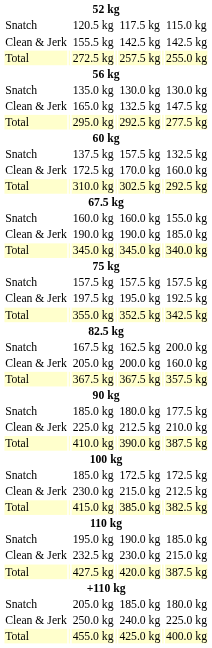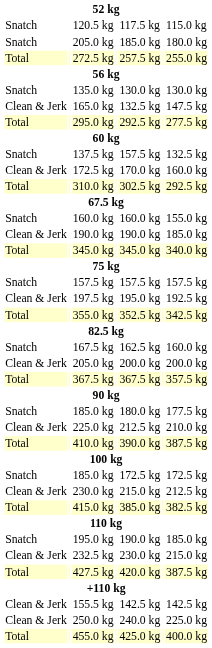rows swapped: (36, 42) <-> (21, 604)
(187, 347) 200.0 kg -> (187, 347) 160.0 kg
(187, 363) 160.0 kg -> (187, 363) 200.0 kg
